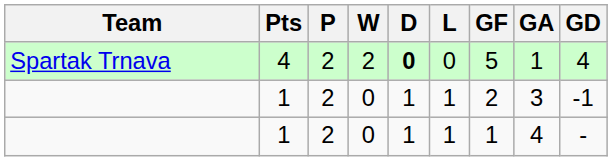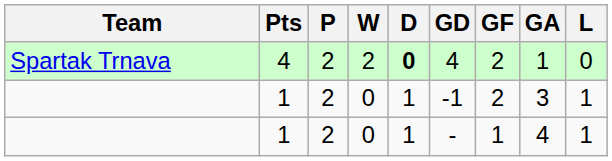columns swapped: (449, 23) <-> (583, 23)
(492, 60) 5 -> (498, 60) 2
